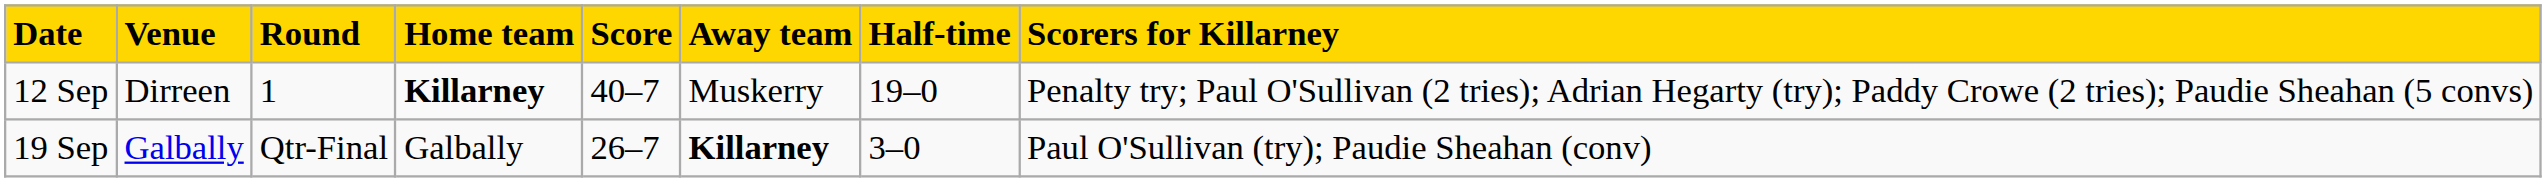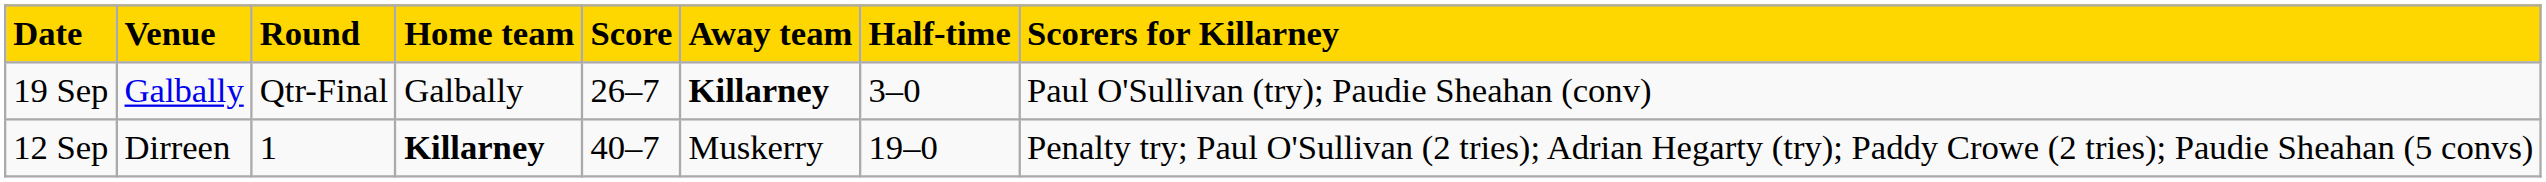rows swapped: (61, 89) <-> (61, 146)
